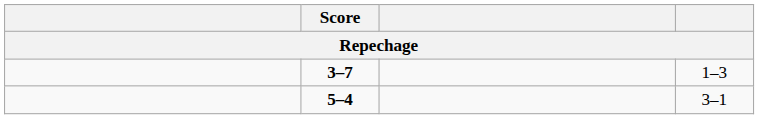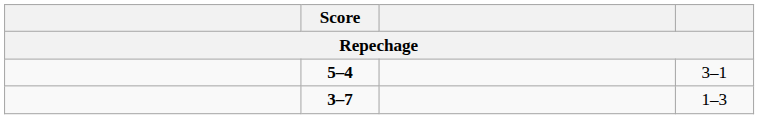rows swapped: (340, 99) <-> (340, 72)
